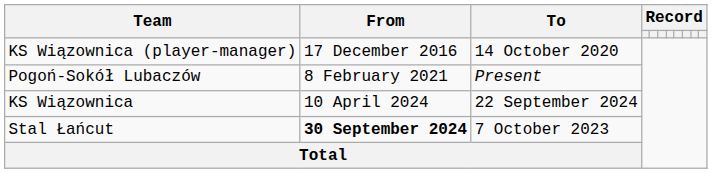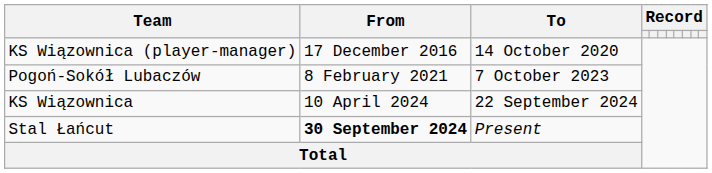(508, 77) Present -> (542, 77) 7 October 2023
(542, 129) 7 October 2023 -> (508, 129) Present
